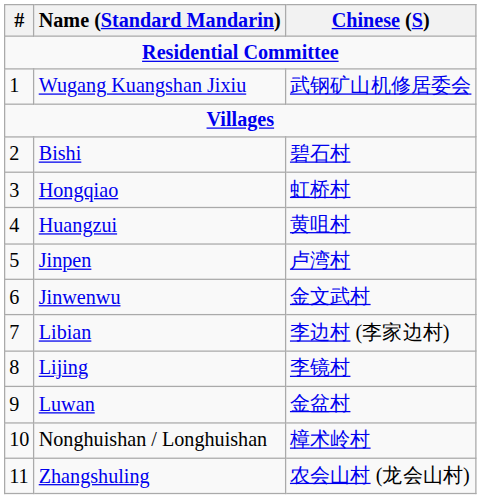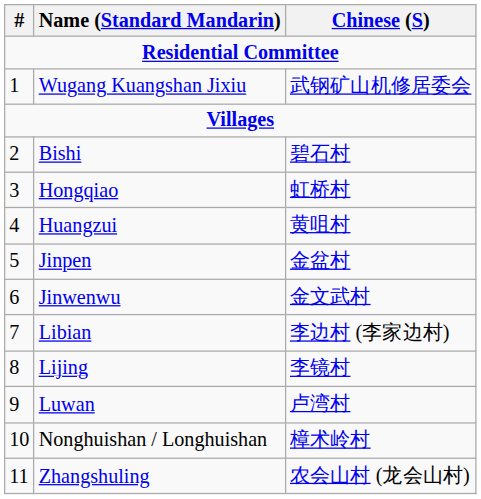(320, 260) 卢湾村 -> (320, 260) 金盆村
(320, 403) 金盆村 -> (320, 403) 卢湾村
